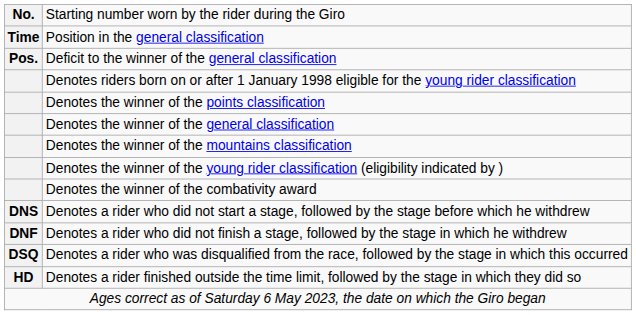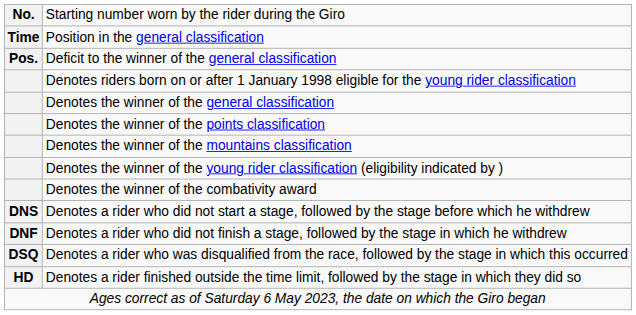rows swapped: (190, 124) <-> (185, 102)
